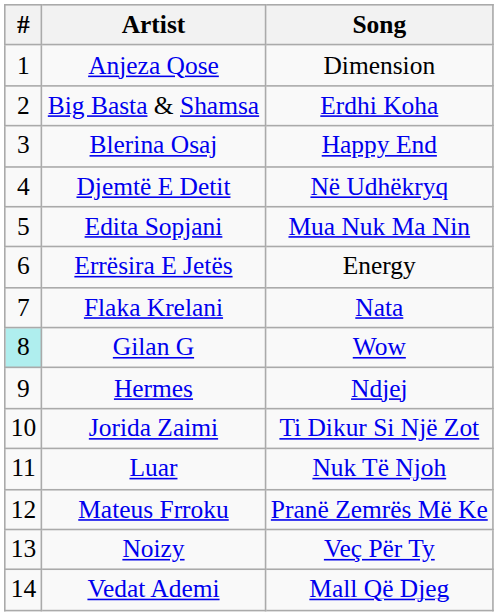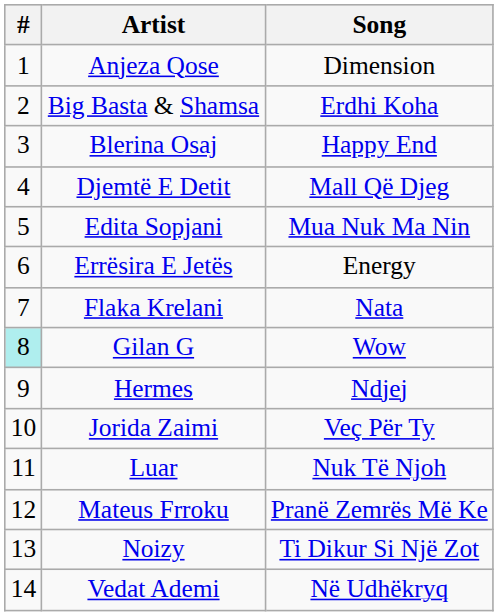(379, 186) Në Udhëkryq -> (379, 186) Mall Që Djeg
(379, 428) Ti Dikur Si Një Zot -> (379, 428) Veç Për Ty
(379, 549) Veç Për Ty -> (379, 549) Ti Dikur Si Një Zot
(379, 589) Mall Që Djeg -> (379, 589) Në Udhëkryq
